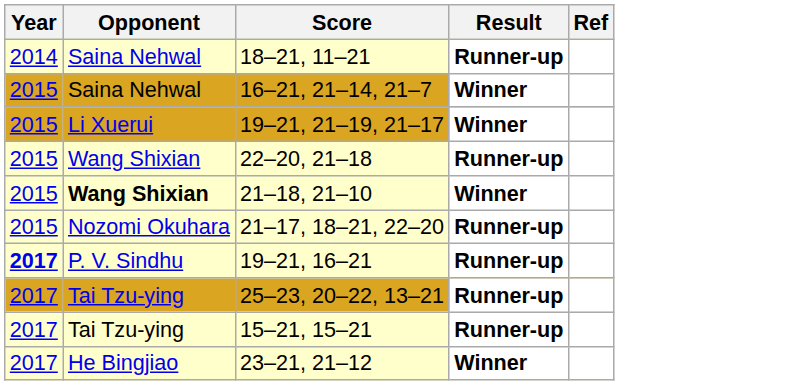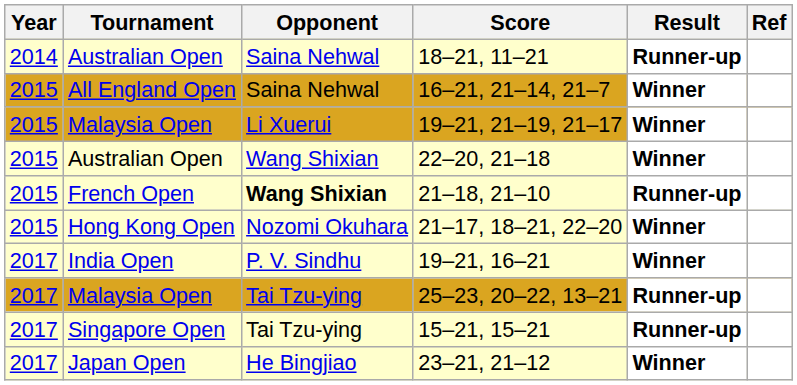+ column: (152, 22)
(509, 159) Runner-up -> (669, 159) Winner
(491, 193) Winner -> (687, 193) Runner-up
(509, 227) Runner-up -> (669, 227) Winner
(34, 261) bold -> (34, 261) normal
(509, 261) Runner-up -> (669, 261) Winner
